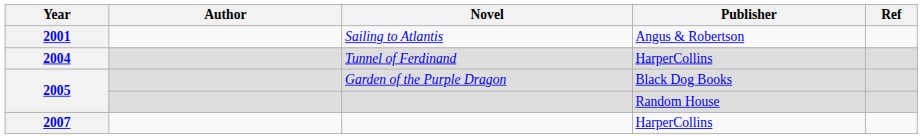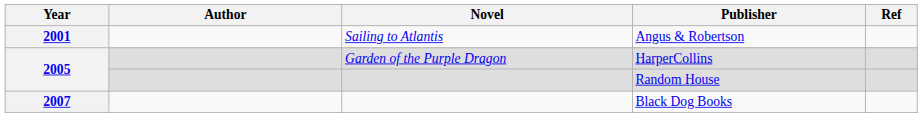- row: (57, 58)
(684, 79) Black Dog Books -> (674, 58) HarperCollins
(674, 123) HarperCollins -> (684, 101) Black Dog Books
